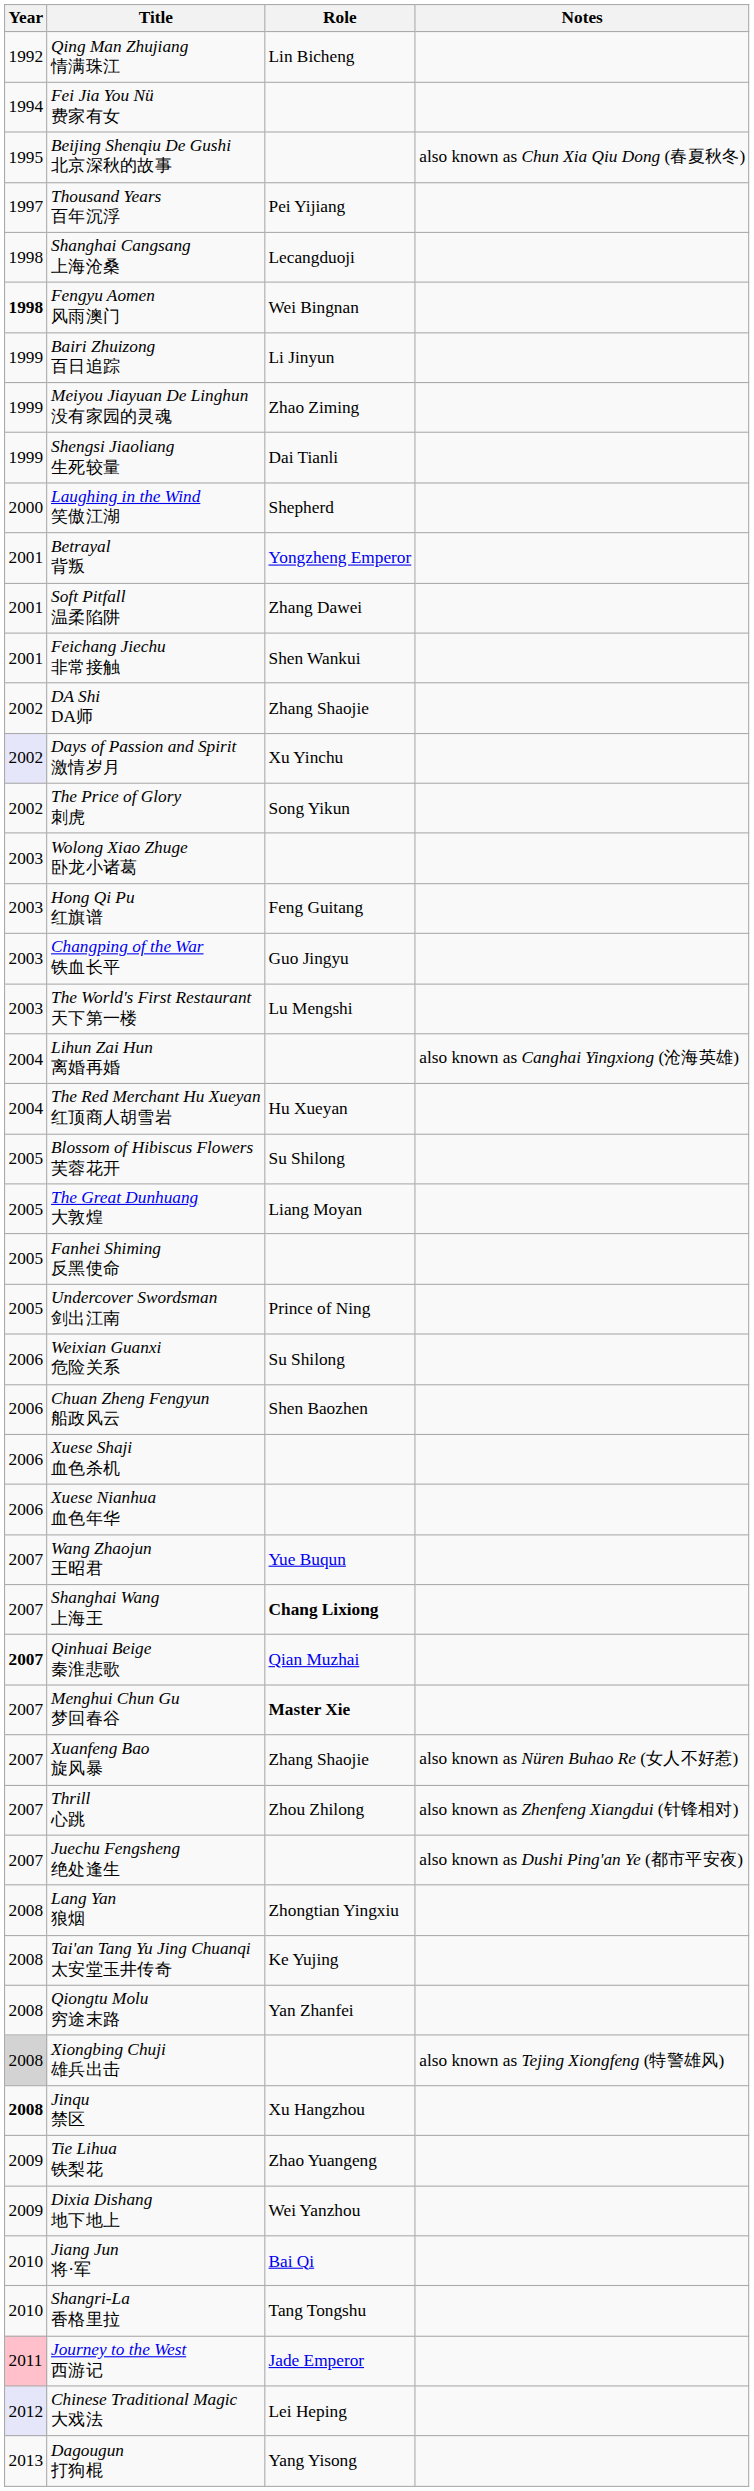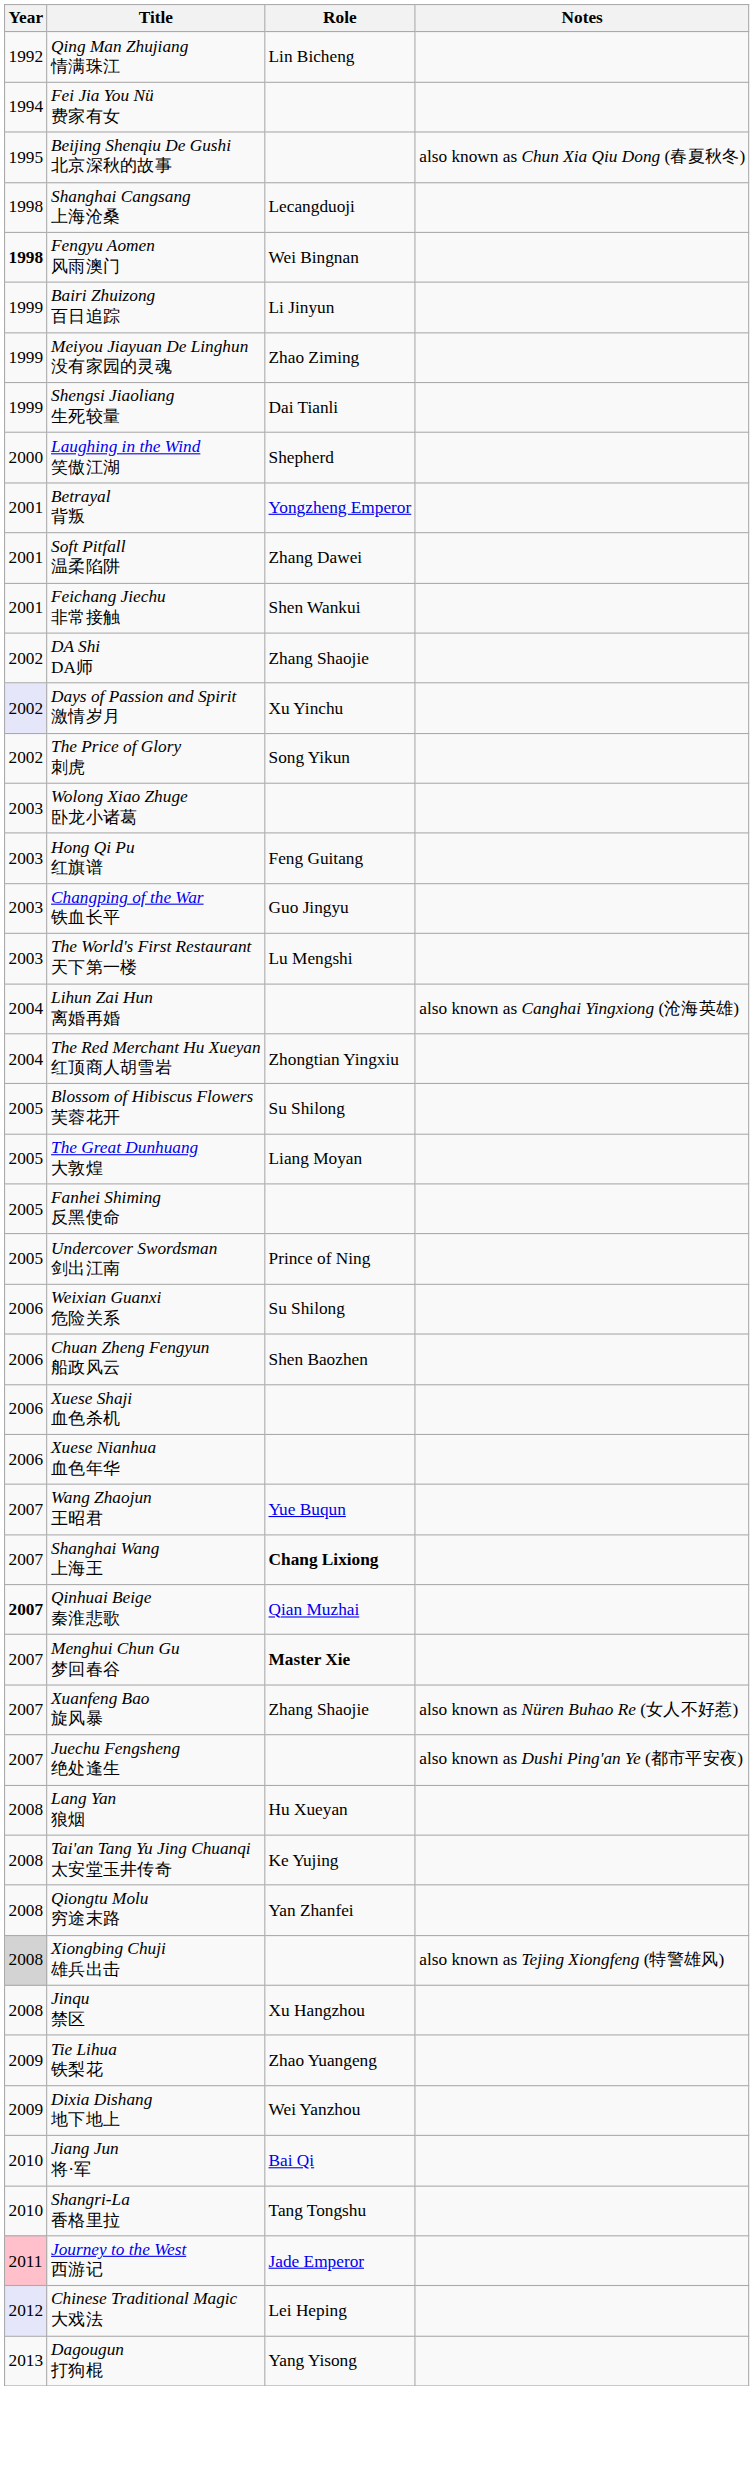- row: (106, 206)
(308, 1108) Hu Xueyan -> (334, 1058) Zhongtian Yingxiu
- row: (71, 1808)
(334, 1910) Zhongtian Yingxiu -> (308, 1809) Hu Xueyan
(26, 2110) bold -> (26, 2010) normal
